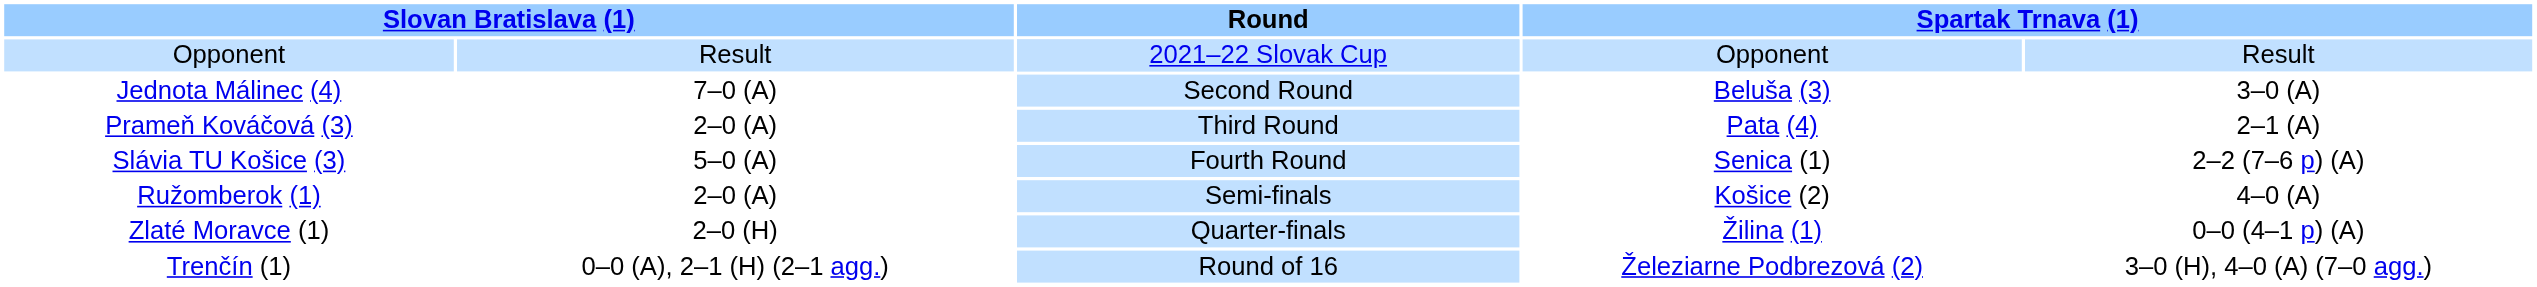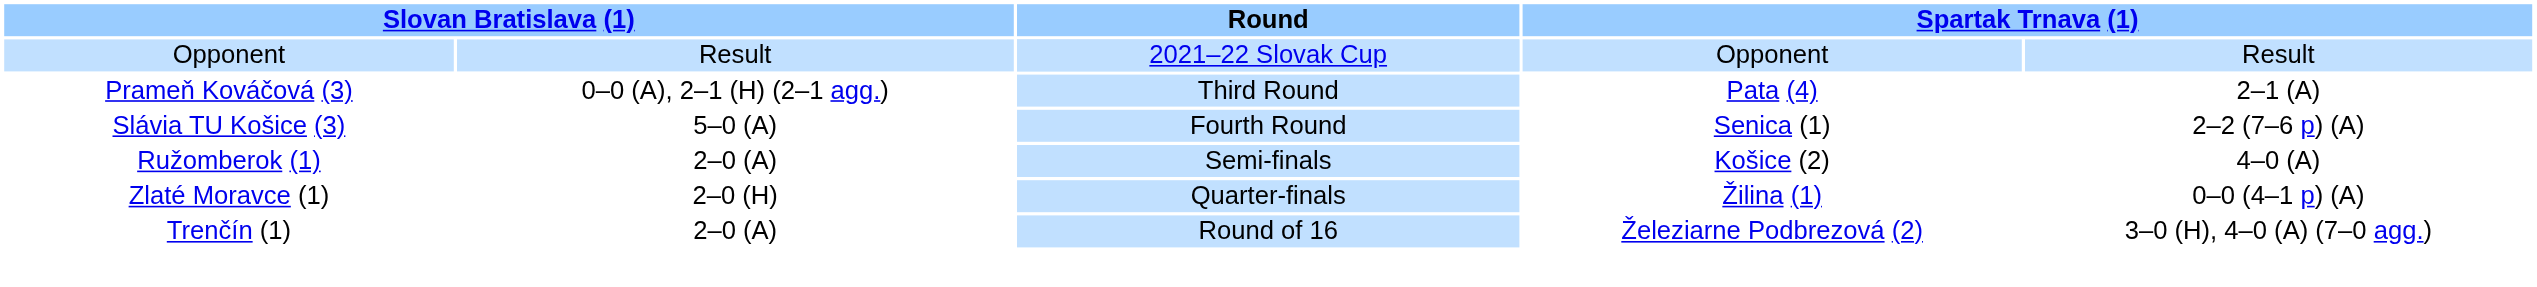- row: (229, 90)
(735, 125) 2–0 (A) -> (735, 90) 0–0 (A), 2–1 (H) (2–1 agg.)
(735, 266) 0–0 (A), 2–1 (H) (2–1 agg.) -> (735, 231) 2–0 (A)
